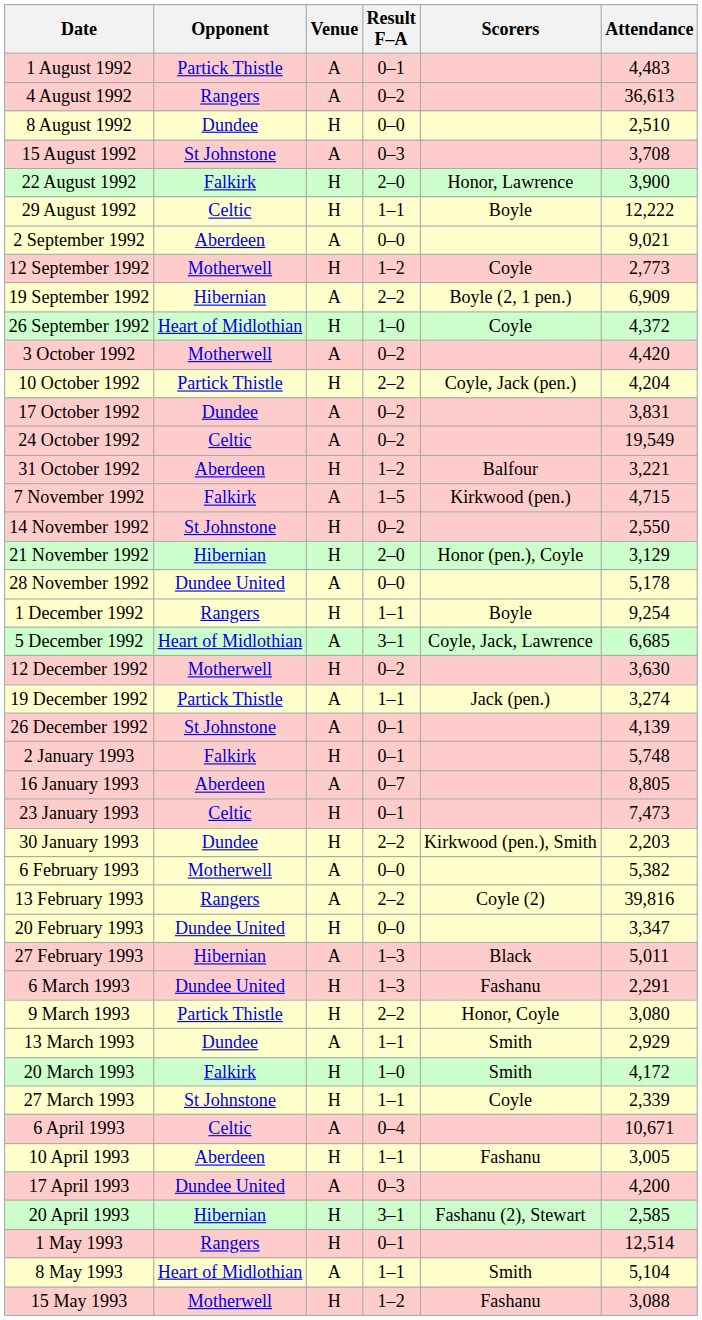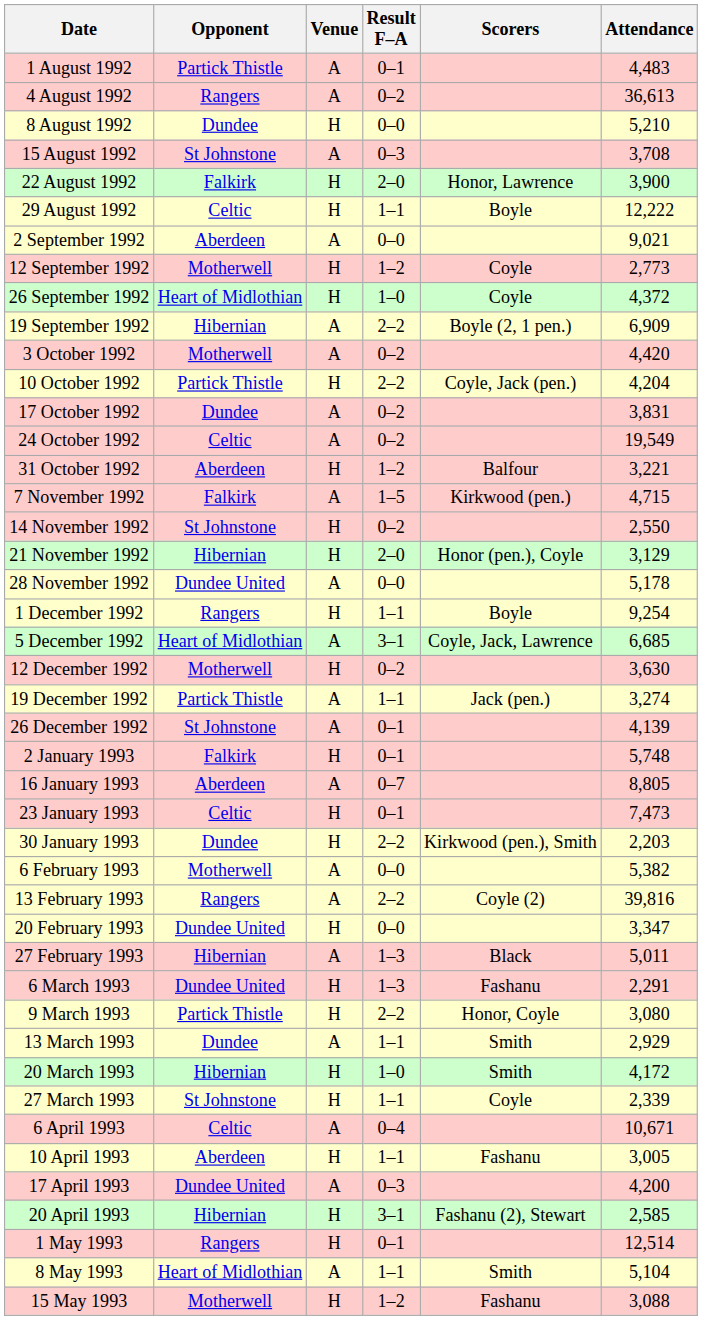(649, 125) 2,510 -> (649, 125) 5,210
rows swapped: (79, 297) <-> (79, 325)
(230, 1071) Falkirk -> (230, 1071) Hibernian
